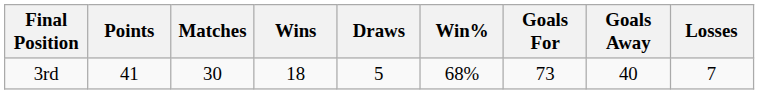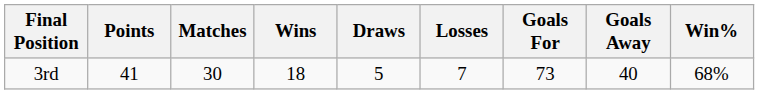columns swapped: (711, 31) <-> (462, 31)
